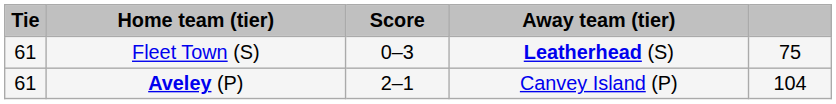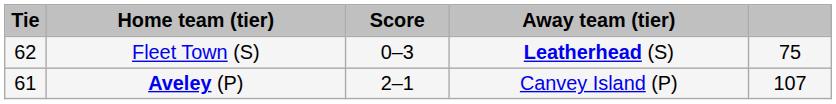(25, 52) 61 -> (25, 52) 62
(790, 84) 104 -> (790, 84) 107
